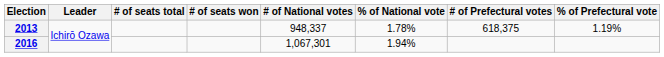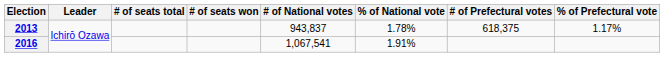(308, 28) 948,337 -> (308, 28) 943,837
(607, 28) 1.19% -> (607, 28) 1.17%
(308, 44) 1,067,301 -> (308, 44) 1,067,541
(401, 44) 1.94% -> (401, 44) 1.91%
